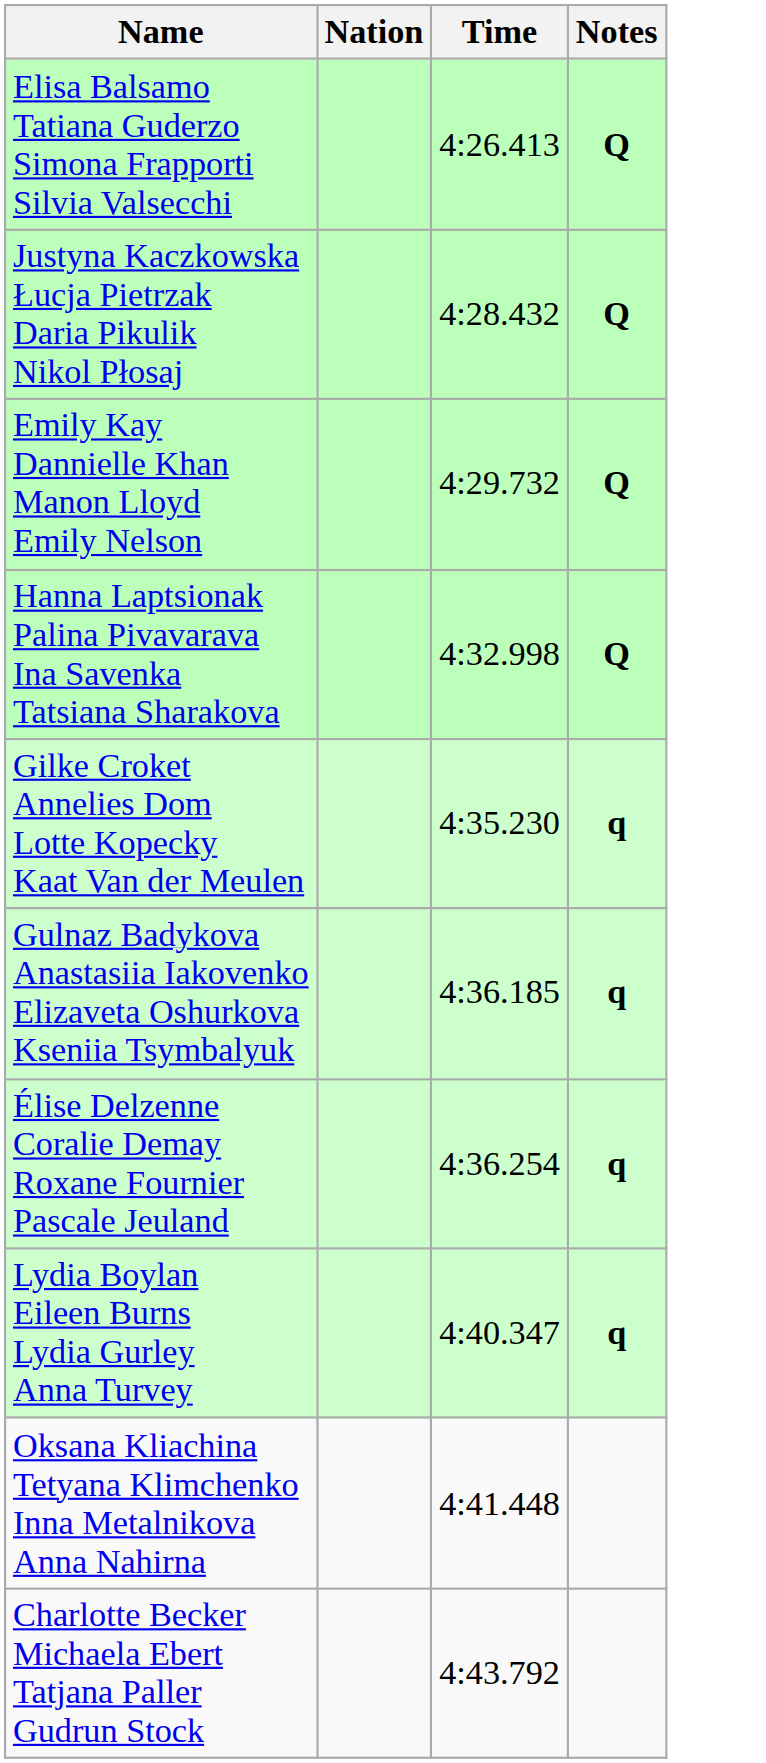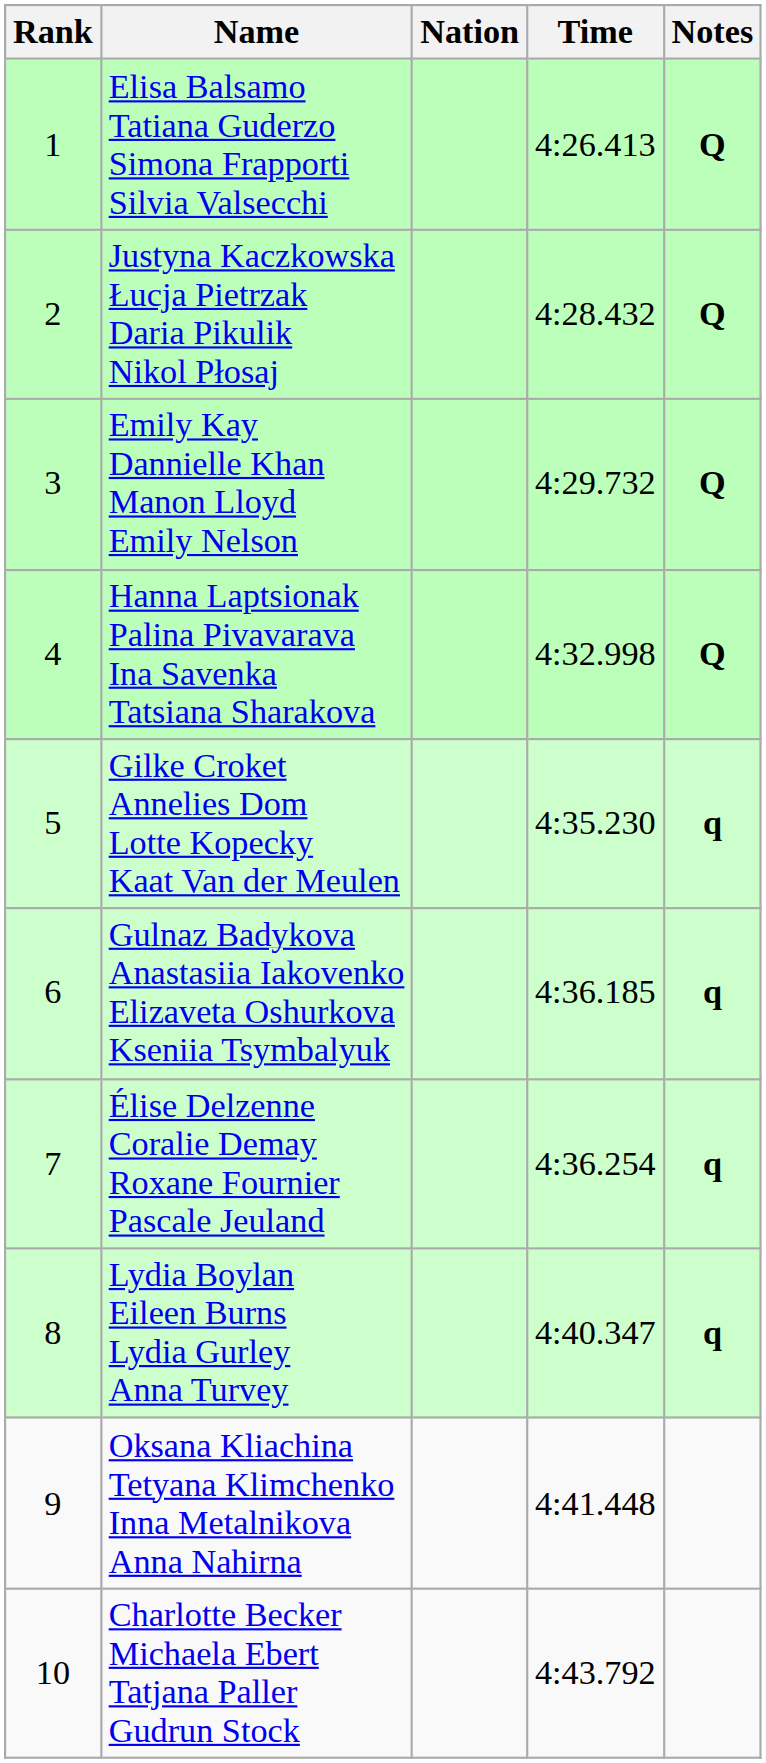+ column: (53, 31)
